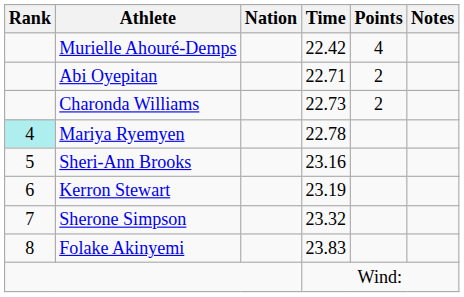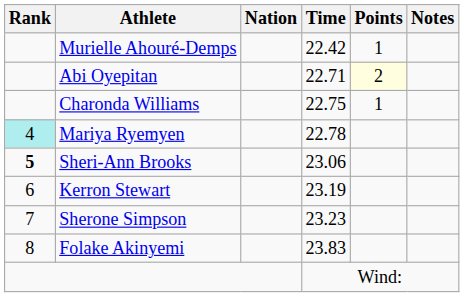(379, 47) 4 -> (379, 47) 1
(379, 76) no background -> (379, 76) lightyellow background
(326, 104) 22.73 -> (326, 104) 22.75
(379, 104) 2 -> (379, 104) 1
(30, 162) normal -> (30, 162) bold
(326, 162) 23.16 -> (326, 162) 23.06
(326, 219) 23.32 -> (326, 219) 23.23
